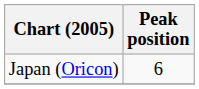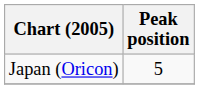(158, 68) 6 -> (158, 68) 5
